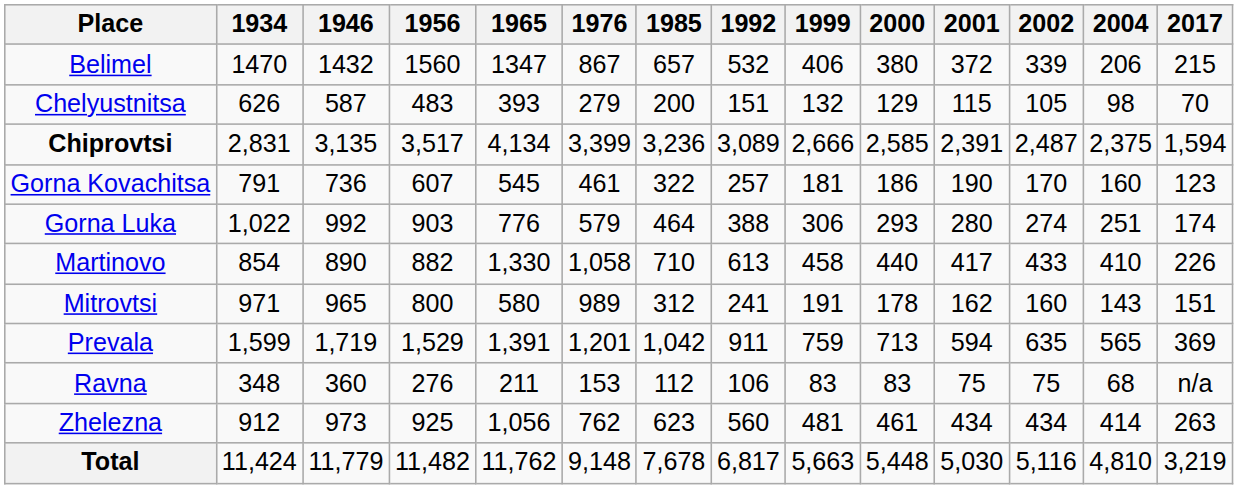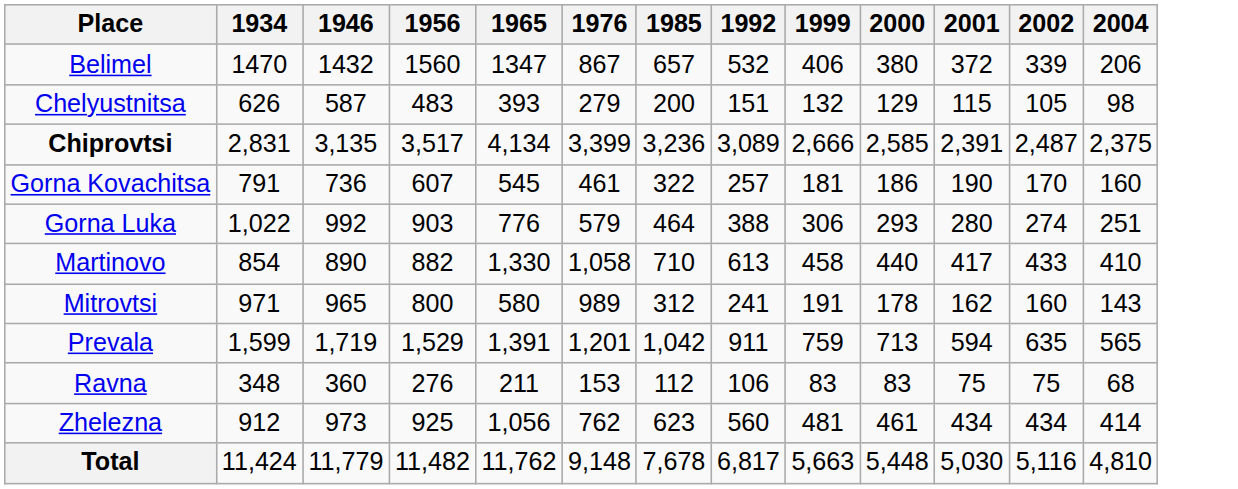- column: (1195, 24)
